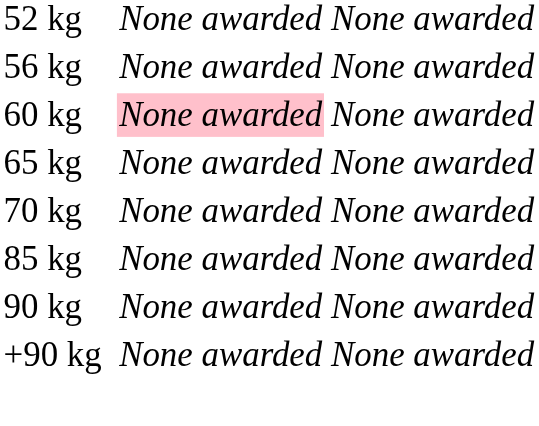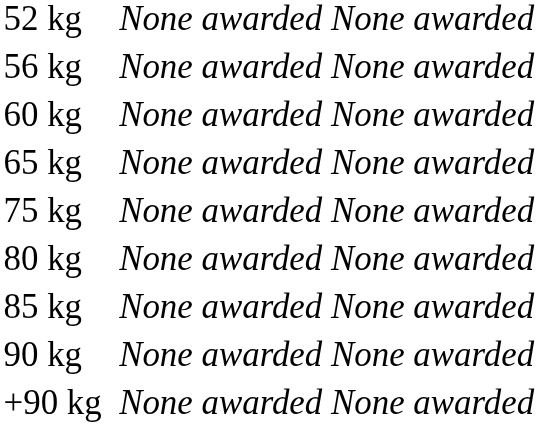(221, 114) pink background -> (221, 114) no background
- row: (43, 210)
+ row: (43, 210)
+ row: (43, 258)
